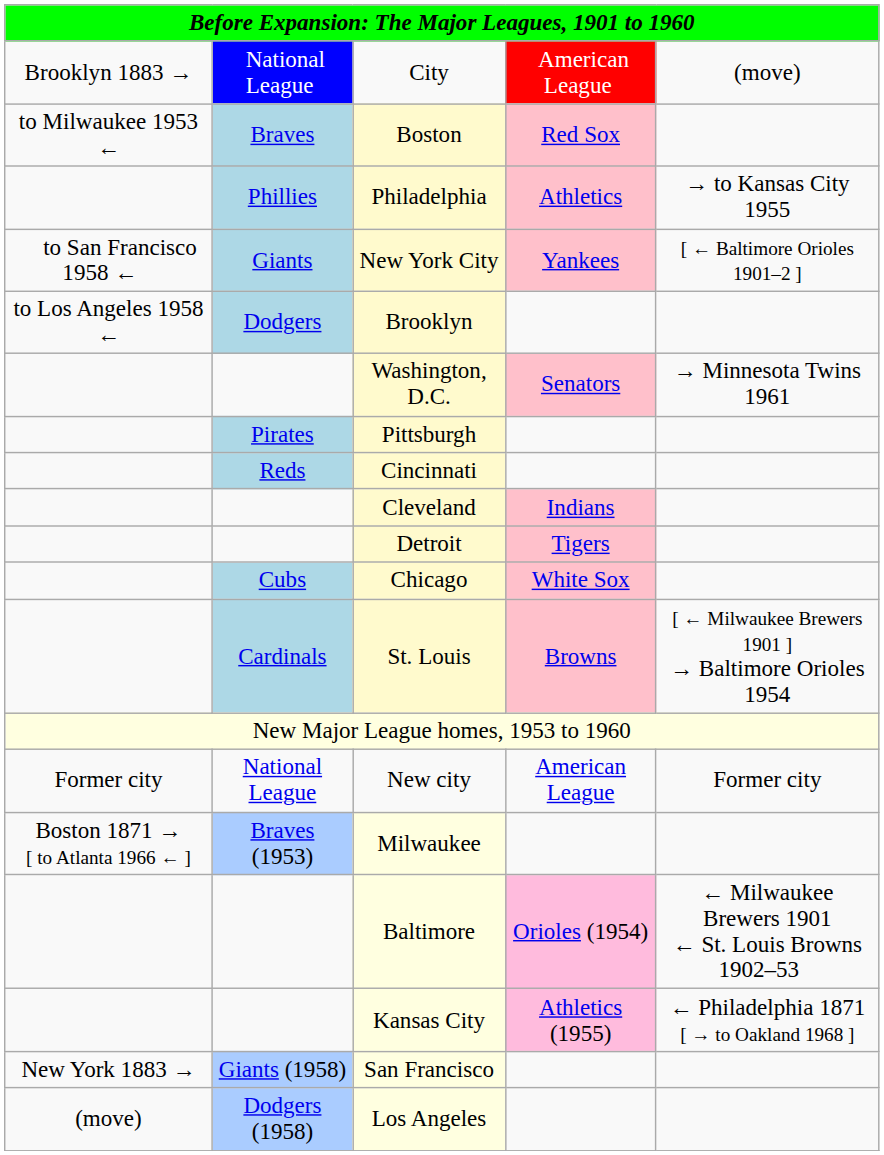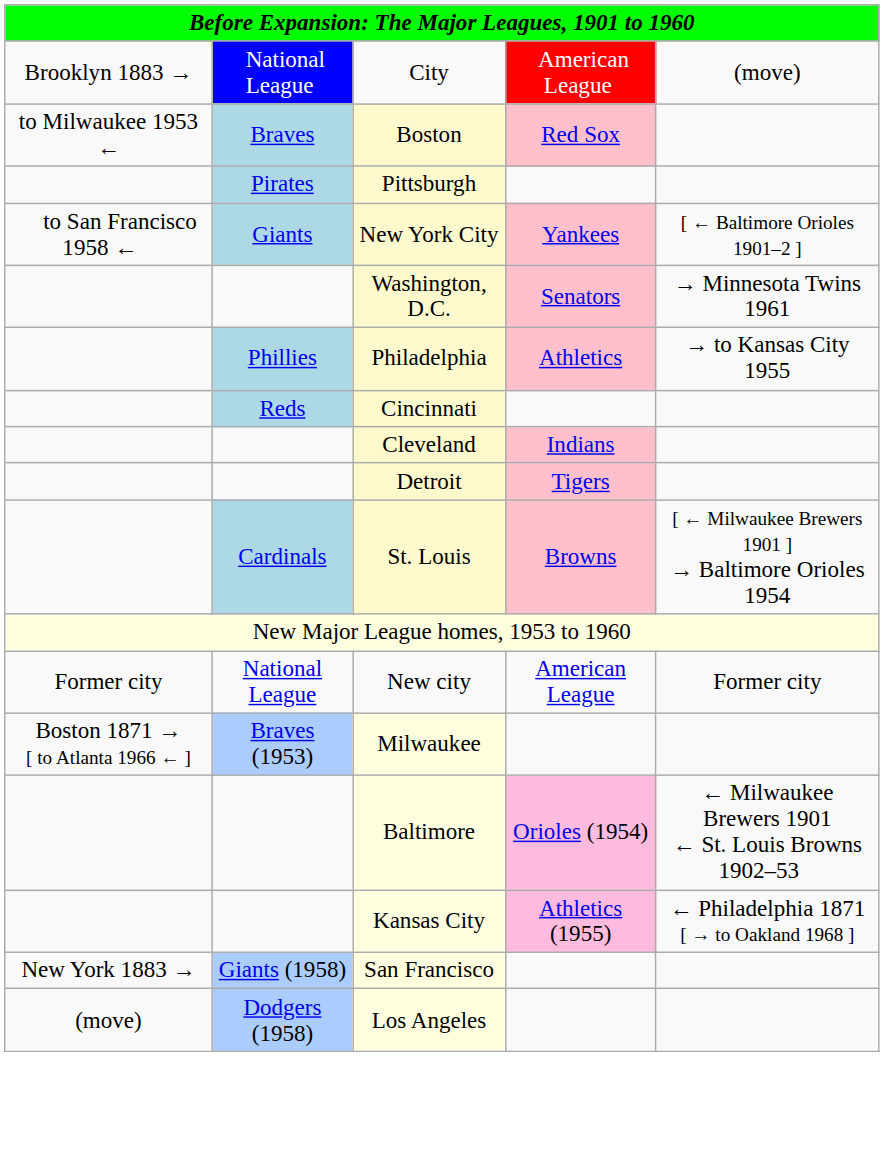rows swapped: (429, 197) <-> (429, 434)
- row: (429, 322)
- row: (429, 580)
